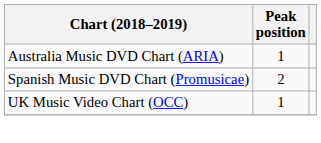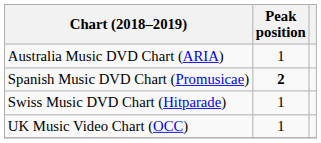(281, 79) normal -> (281, 79) bold
+ row: (117, 102)
